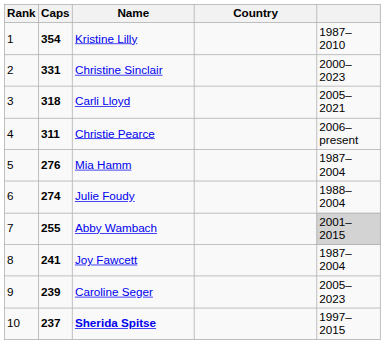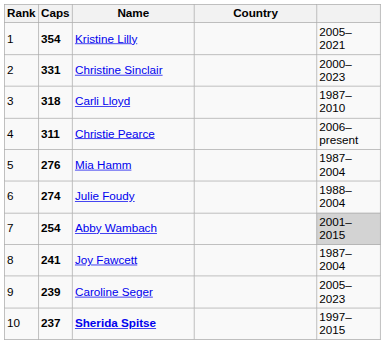(336, 38) 1987–2010 -> (336, 38) 2005–2021
(336, 102) 2005–2021 -> (336, 102) 1987–2010
(51, 228) 255 -> (51, 228) 254
